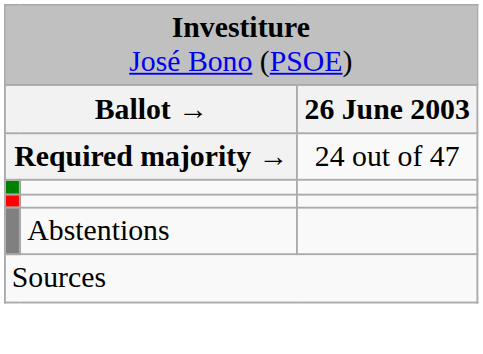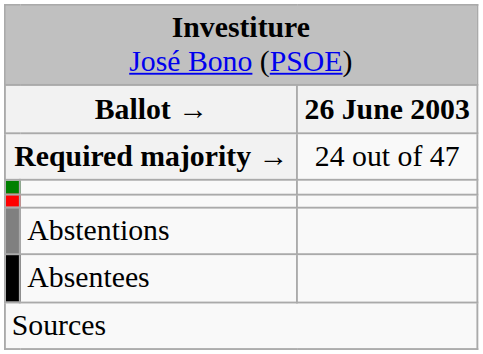+ row: (13, 278)
